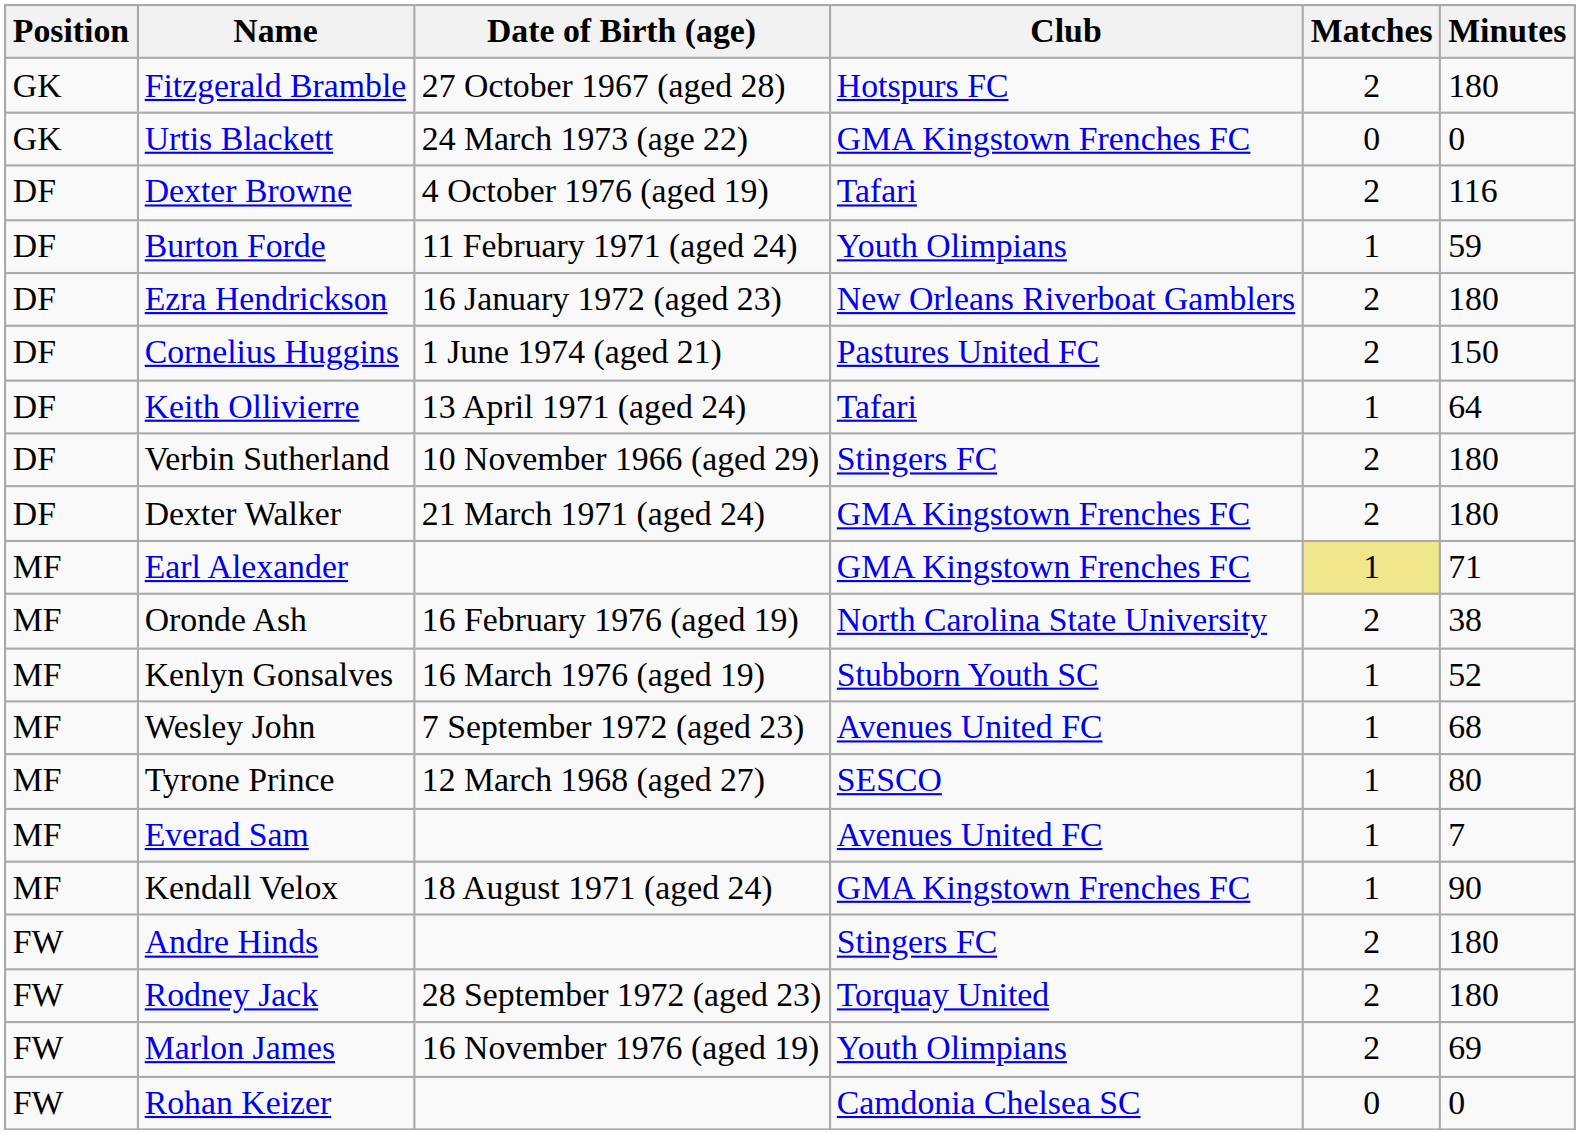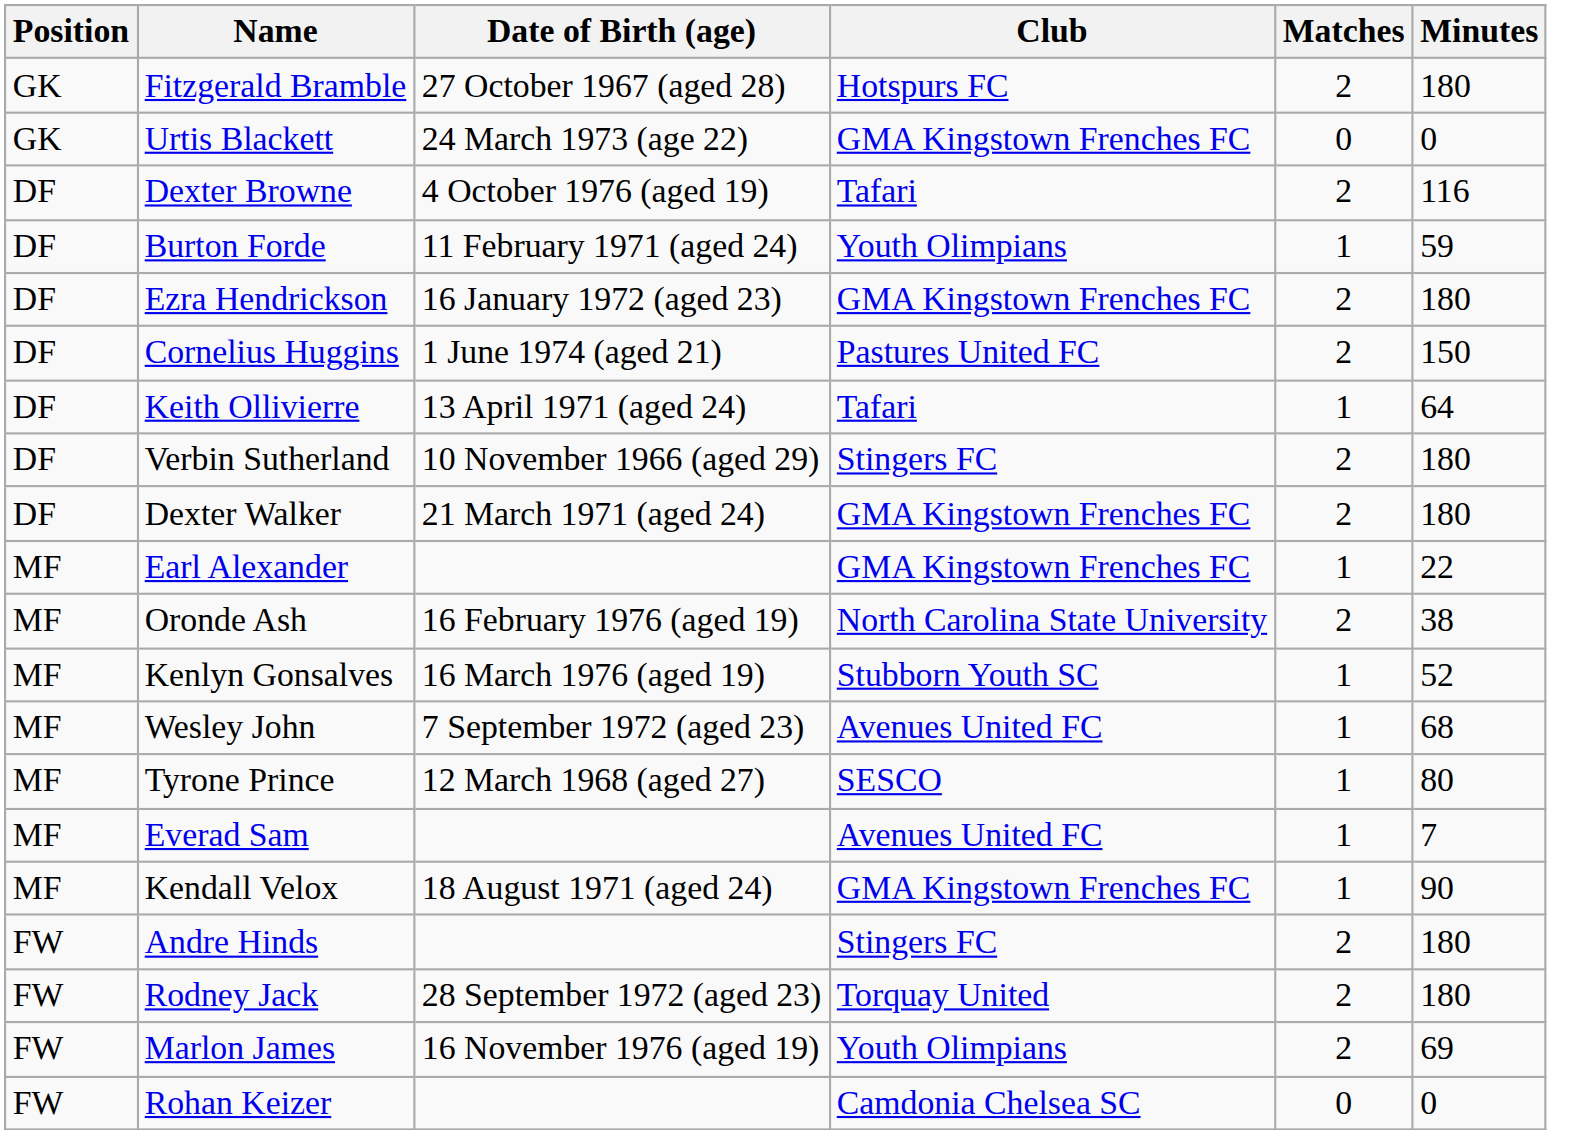(1066, 298) New Orleans Riverboat Gamblers -> (1044, 298) GMA Kingstown Frenches FC
(1372, 566) khaki background -> (1344, 566) no background
(1465, 566) 71 -> (1437, 566) 22
